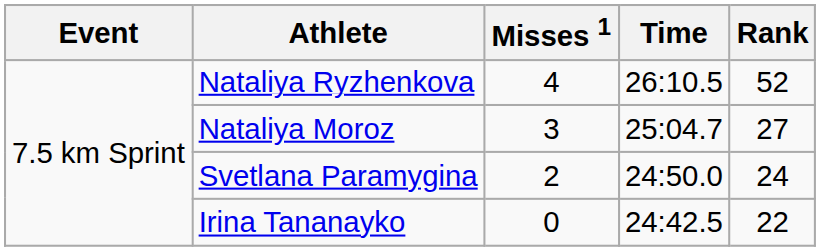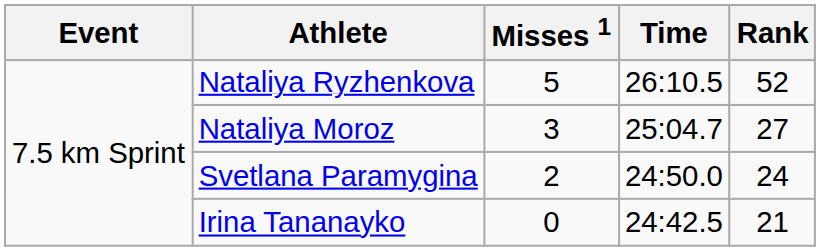(551, 83) 4 -> (551, 83) 5
(773, 222) 22 -> (773, 222) 21
